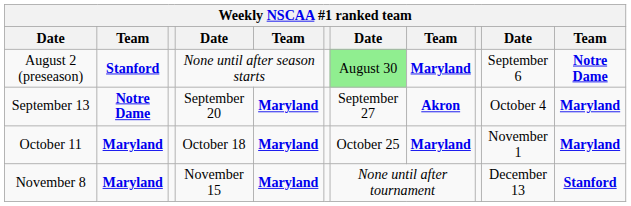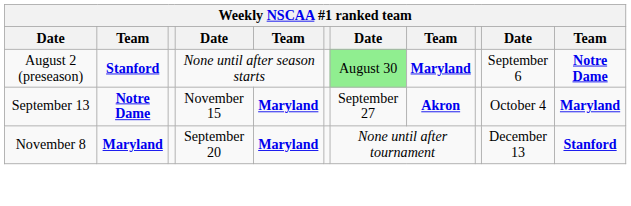(214, 106) September 20 -> (214, 106) November 15
- row: (51, 144)
(214, 182) November 15 -> (214, 144) September 20
